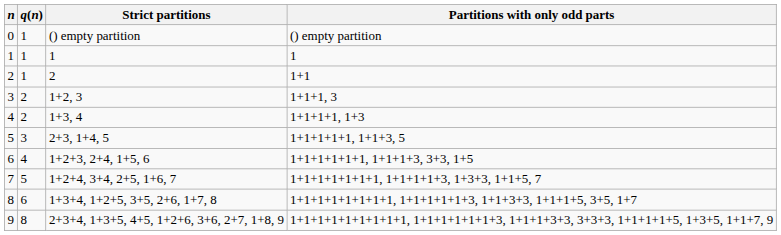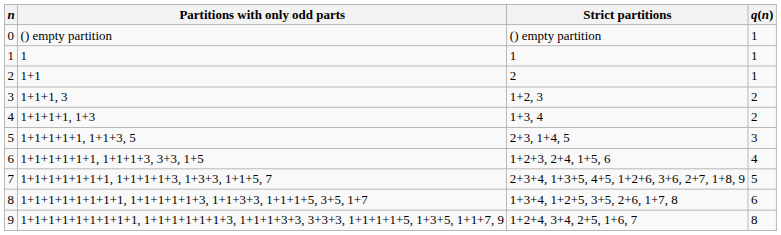columns swapped: (32, 14) <-> (532, 14)
(113, 179) 1+2+4, 3+4, 2+5, 1+6, 7 -> (627, 179) 2+3+4, 1+3+5, 4+5, 1+2+6, 3+6, 2+7, 1+8, 9
(166, 220) 2+3+4, 1+3+5, 4+5, 1+2+6, 3+6, 2+7, 1+8, 9 -> (573, 220) 1+2+4, 3+4, 2+5, 1+6, 7
